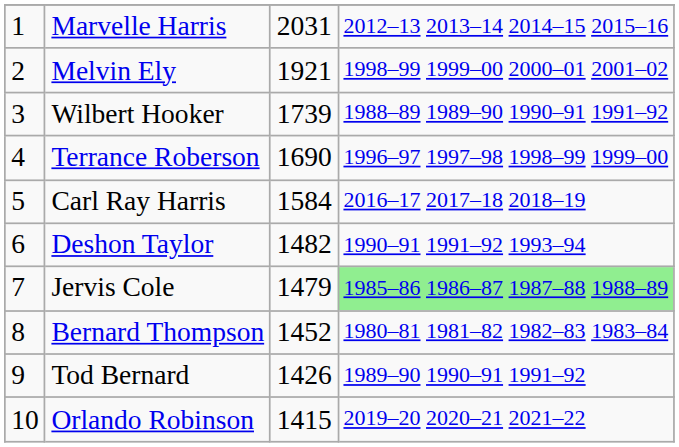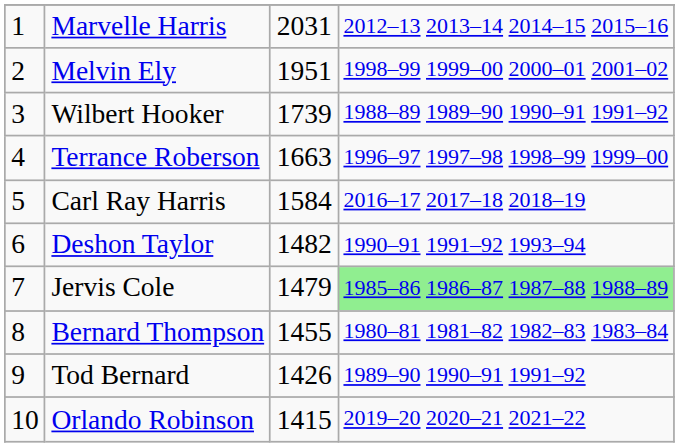(304, 69) 1921 -> (304, 69) 1951
(304, 157) 1690 -> (304, 157) 1663
(304, 331) 1452 -> (304, 331) 1455
